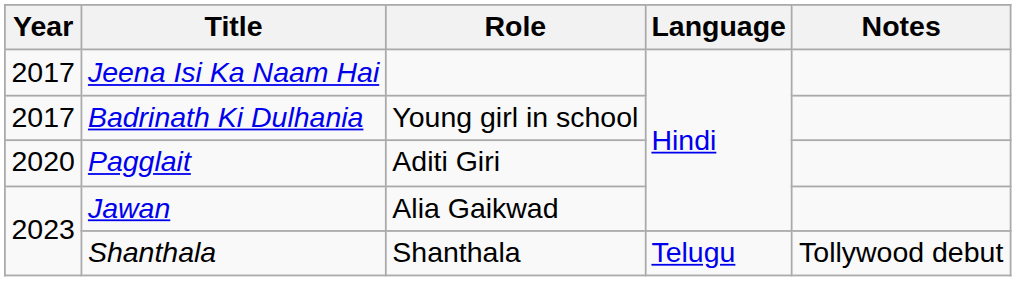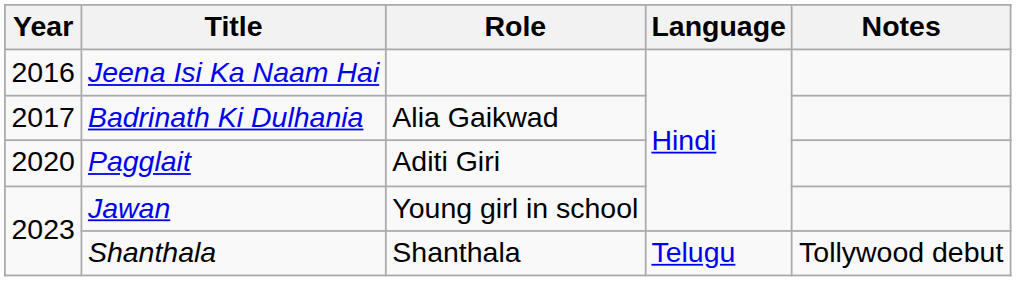(43, 72) 2017 -> (43, 72) 2016
(515, 117) Young girl in school -> (475, 117) Alia Gaikwad
(475, 207) Alia Gaikwad -> (515, 207) Young girl in school
